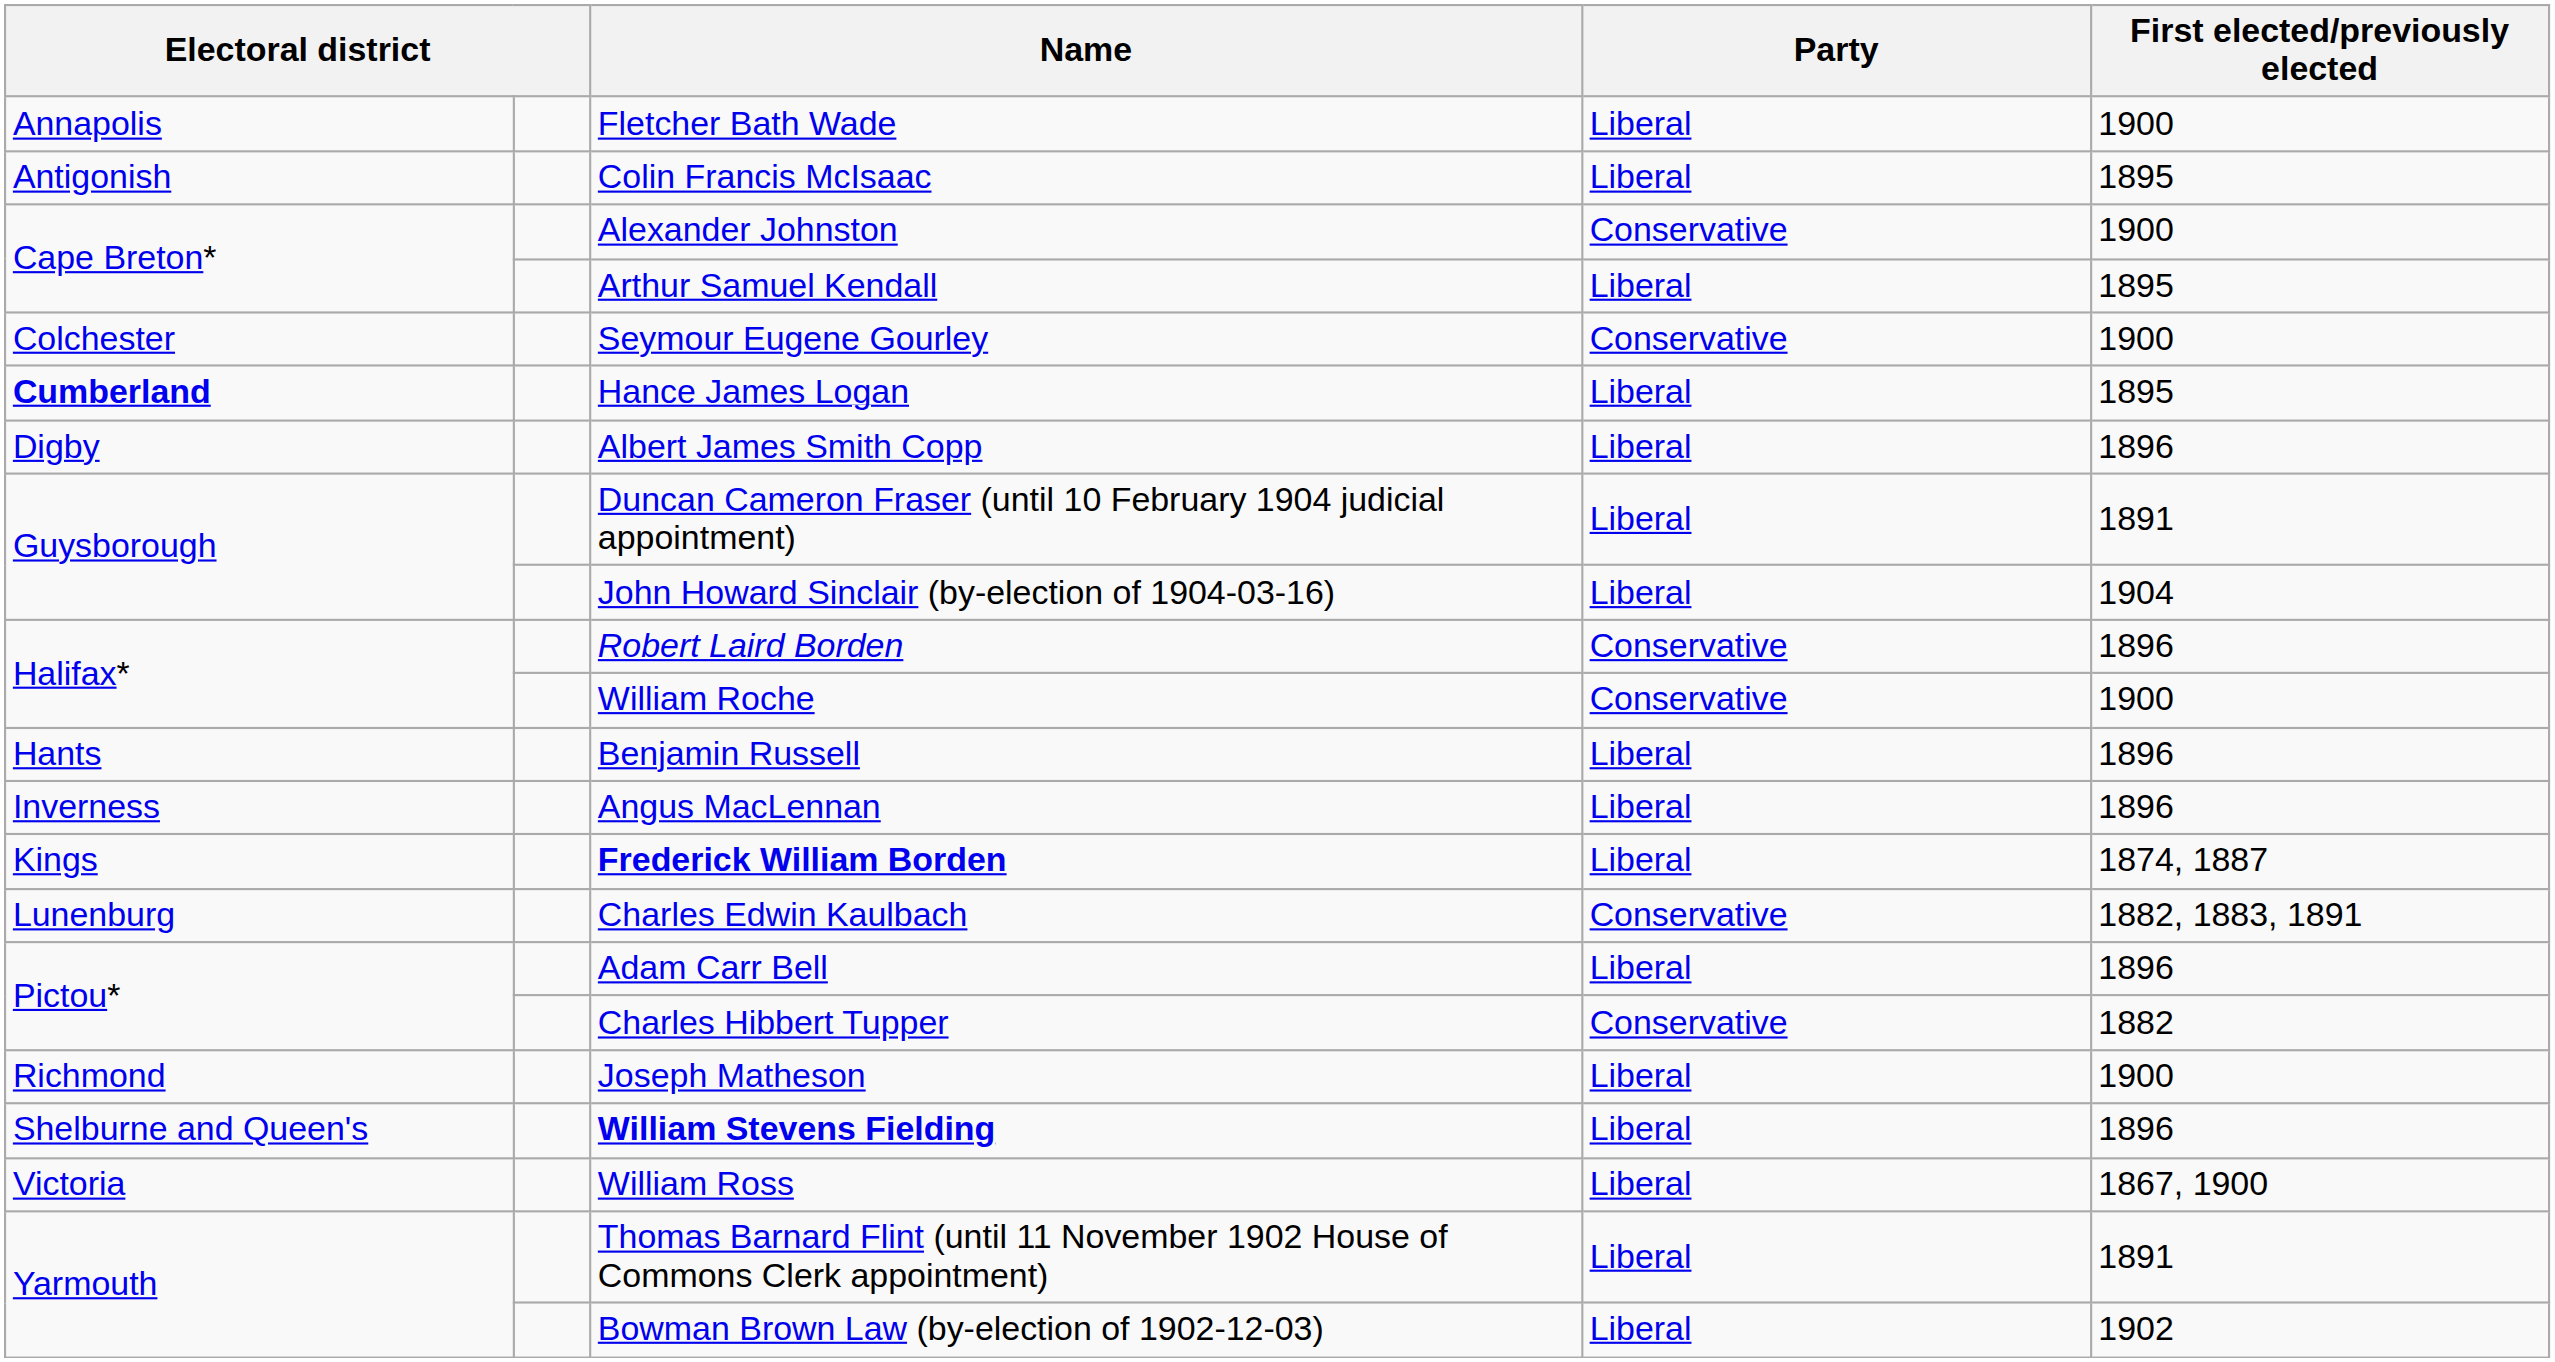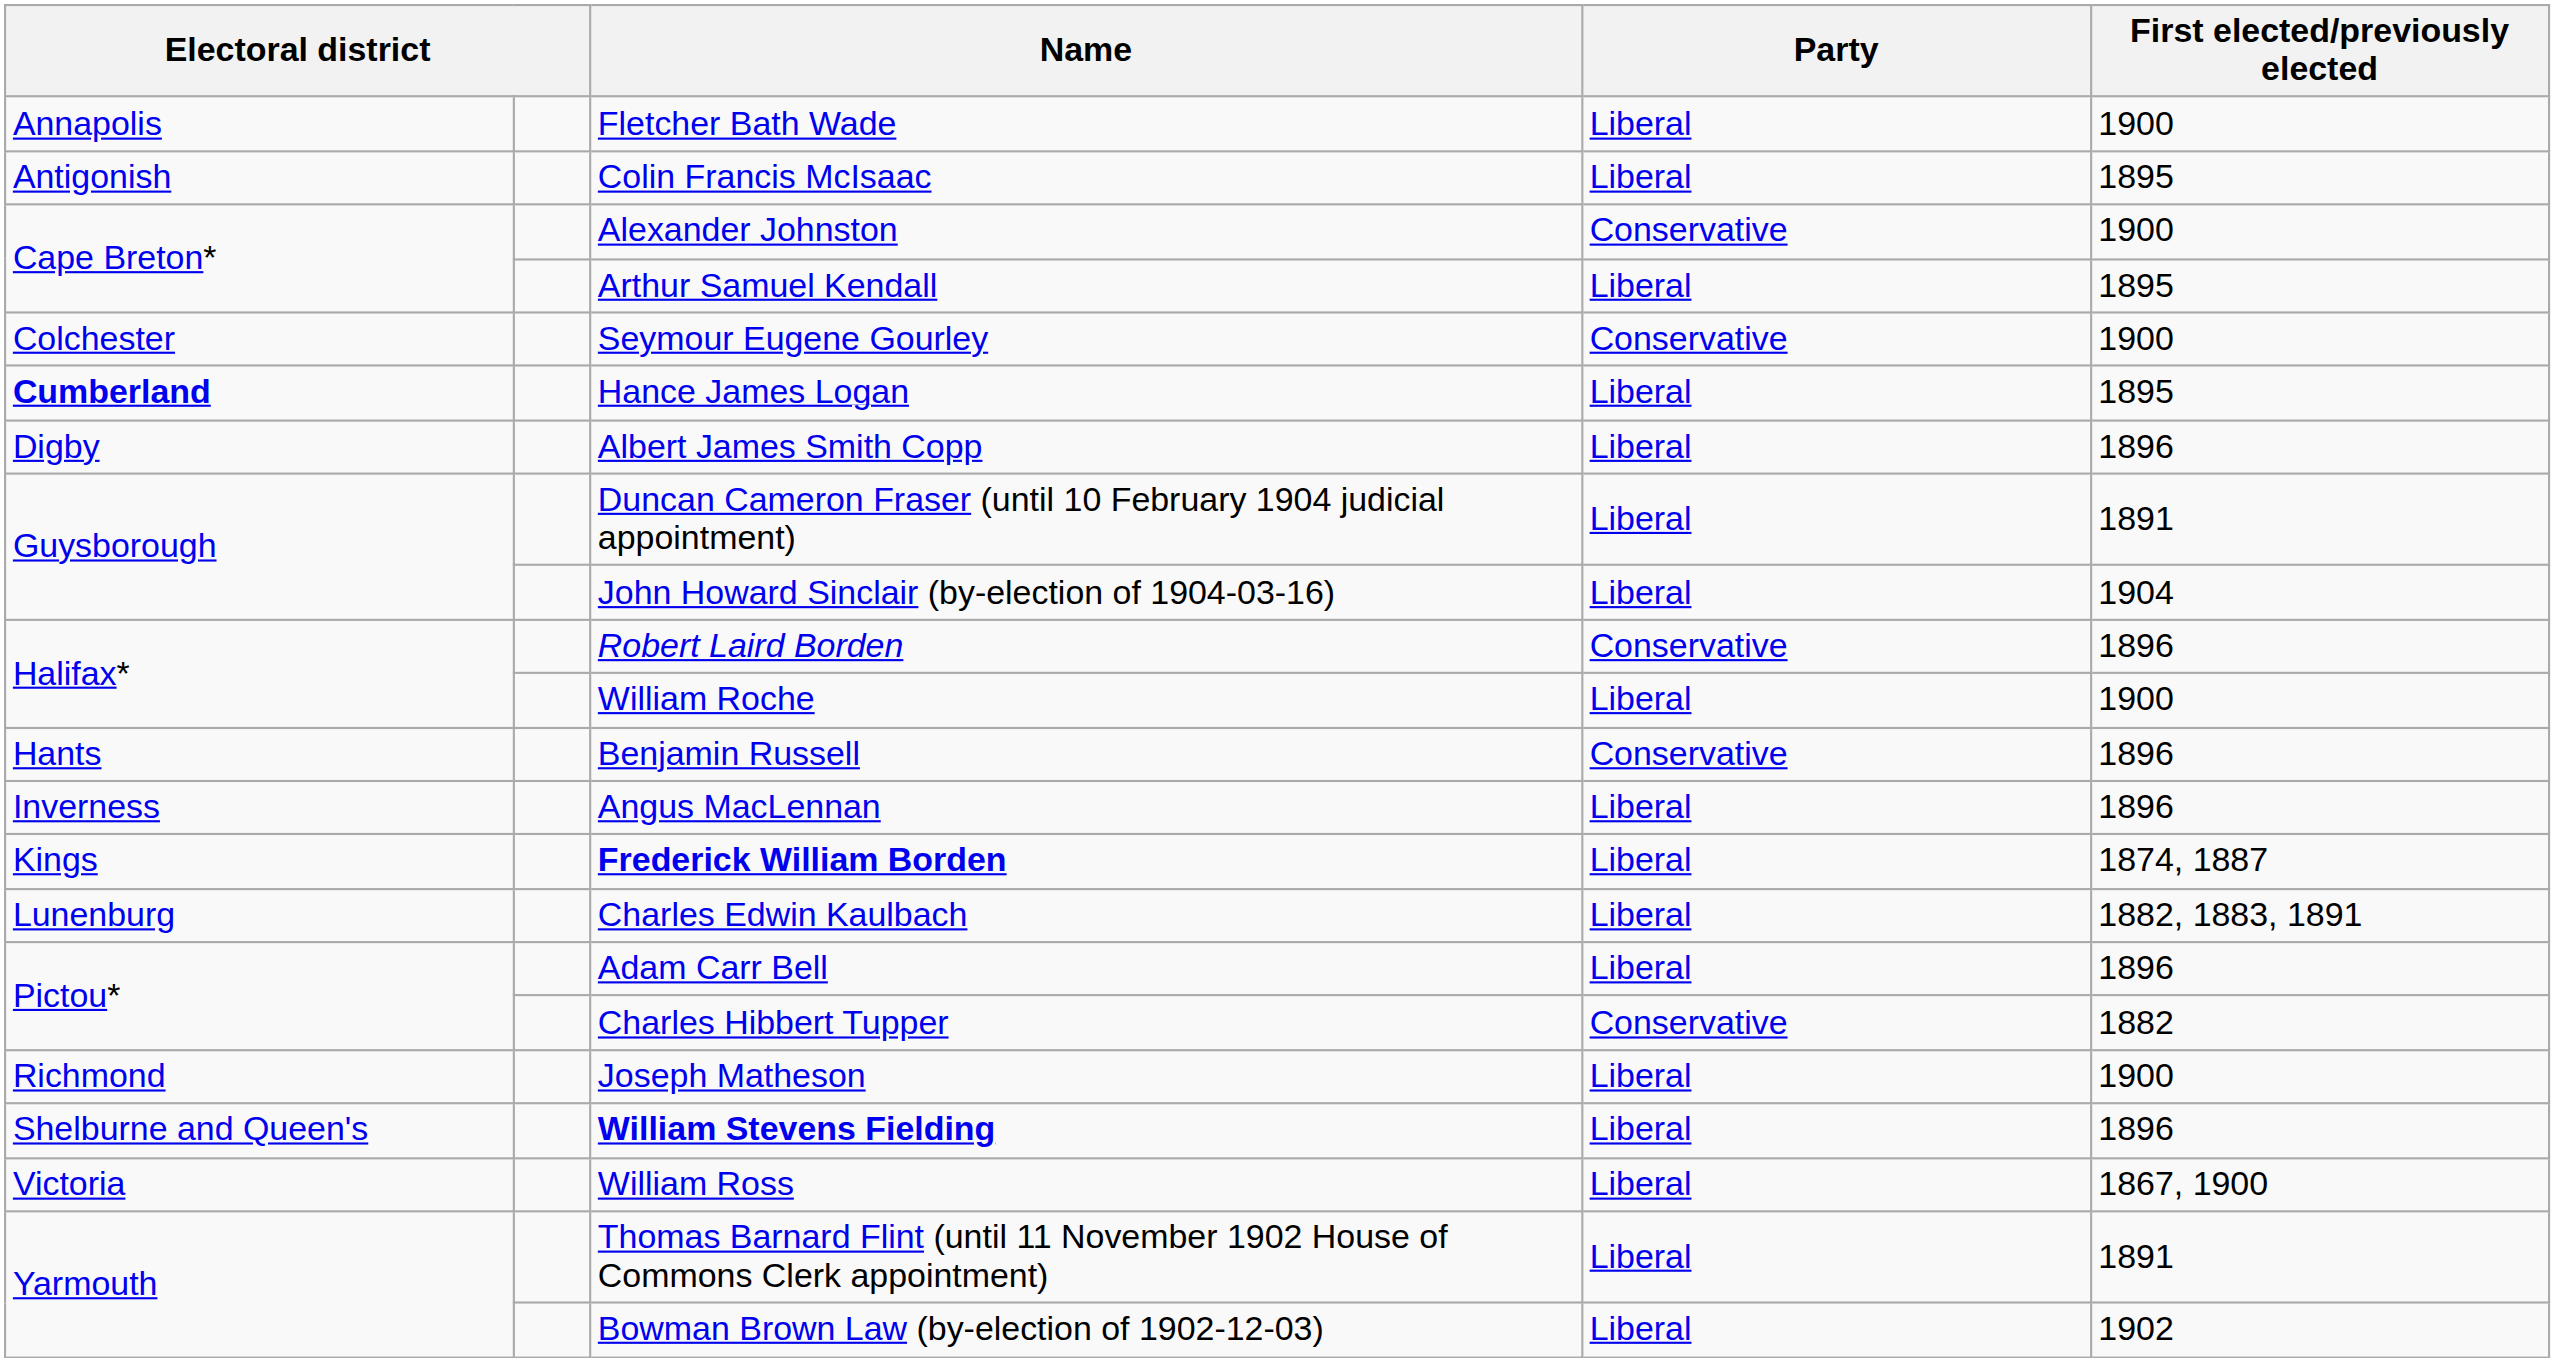(1689, 699) Conservative -> (1641, 699) Liberal
(1641, 753) Liberal -> (1689, 753) Conservative
(1689, 914) Conservative -> (1641, 914) Liberal
